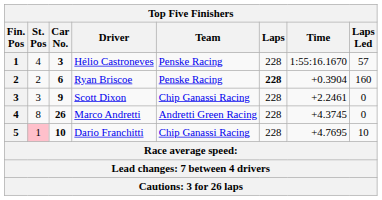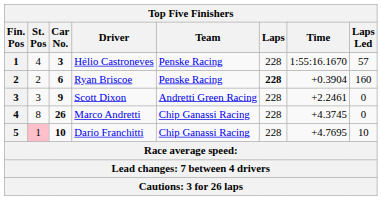(204, 97) Chip Ganassi Racing -> (208, 97) Andretti Green Racing
(208, 115) Andretti Green Racing -> (204, 115) Chip Ganassi Racing
